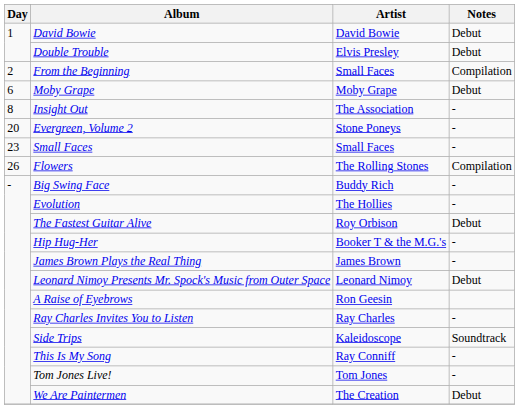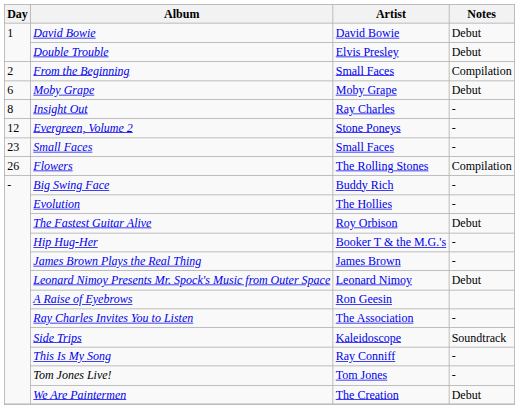(375, 109) The Association -> (365, 109) Ray Charles
(13, 128) 20 -> (13, 128) 12
(365, 318) Ray Charles -> (375, 318) The Association
